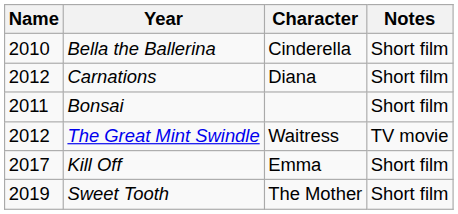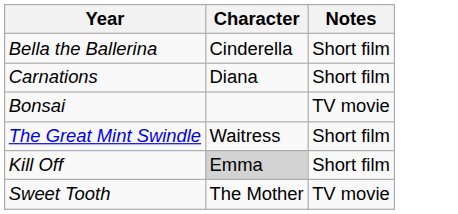- column: (34, 19)
(410, 106) Short film -> (351, 106) TV movie
(410, 135) TV movie -> (351, 135) Short film
(295, 164) no background -> (236, 164) lightgrey background
(410, 194) Short film -> (351, 194) TV movie
